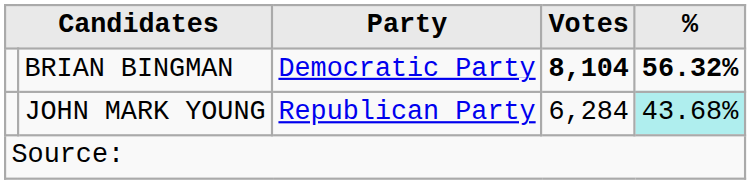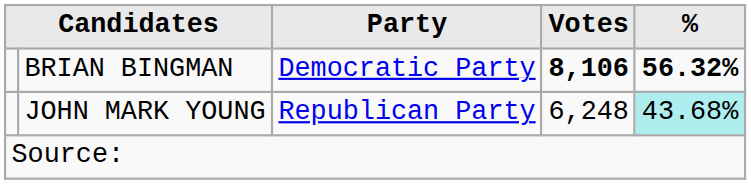(589, 70) 8,104 -> (589, 70) 8,106
(589, 114) 6,284 -> (589, 114) 6,248
